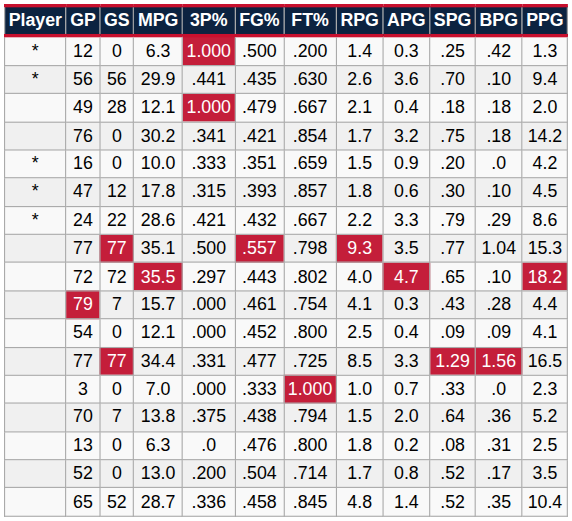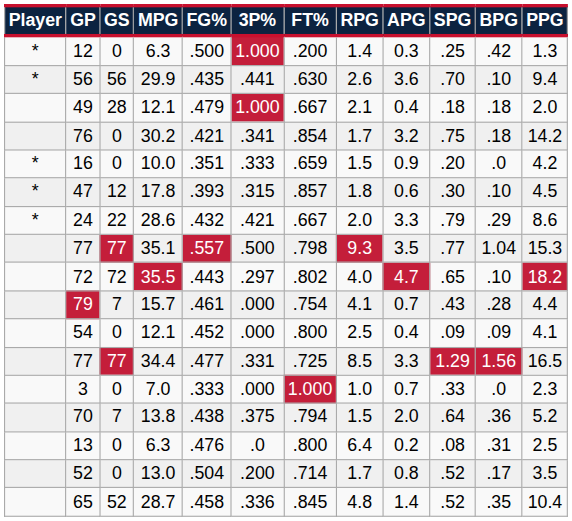columns swapped: (259, 20) <-> (209, 20)
(360, 220) 2.2 -> (360, 220) 2.0
(406, 304) 0.3 -> (406, 304) 0.7
(360, 445) 1.8 -> (360, 445) 6.4
